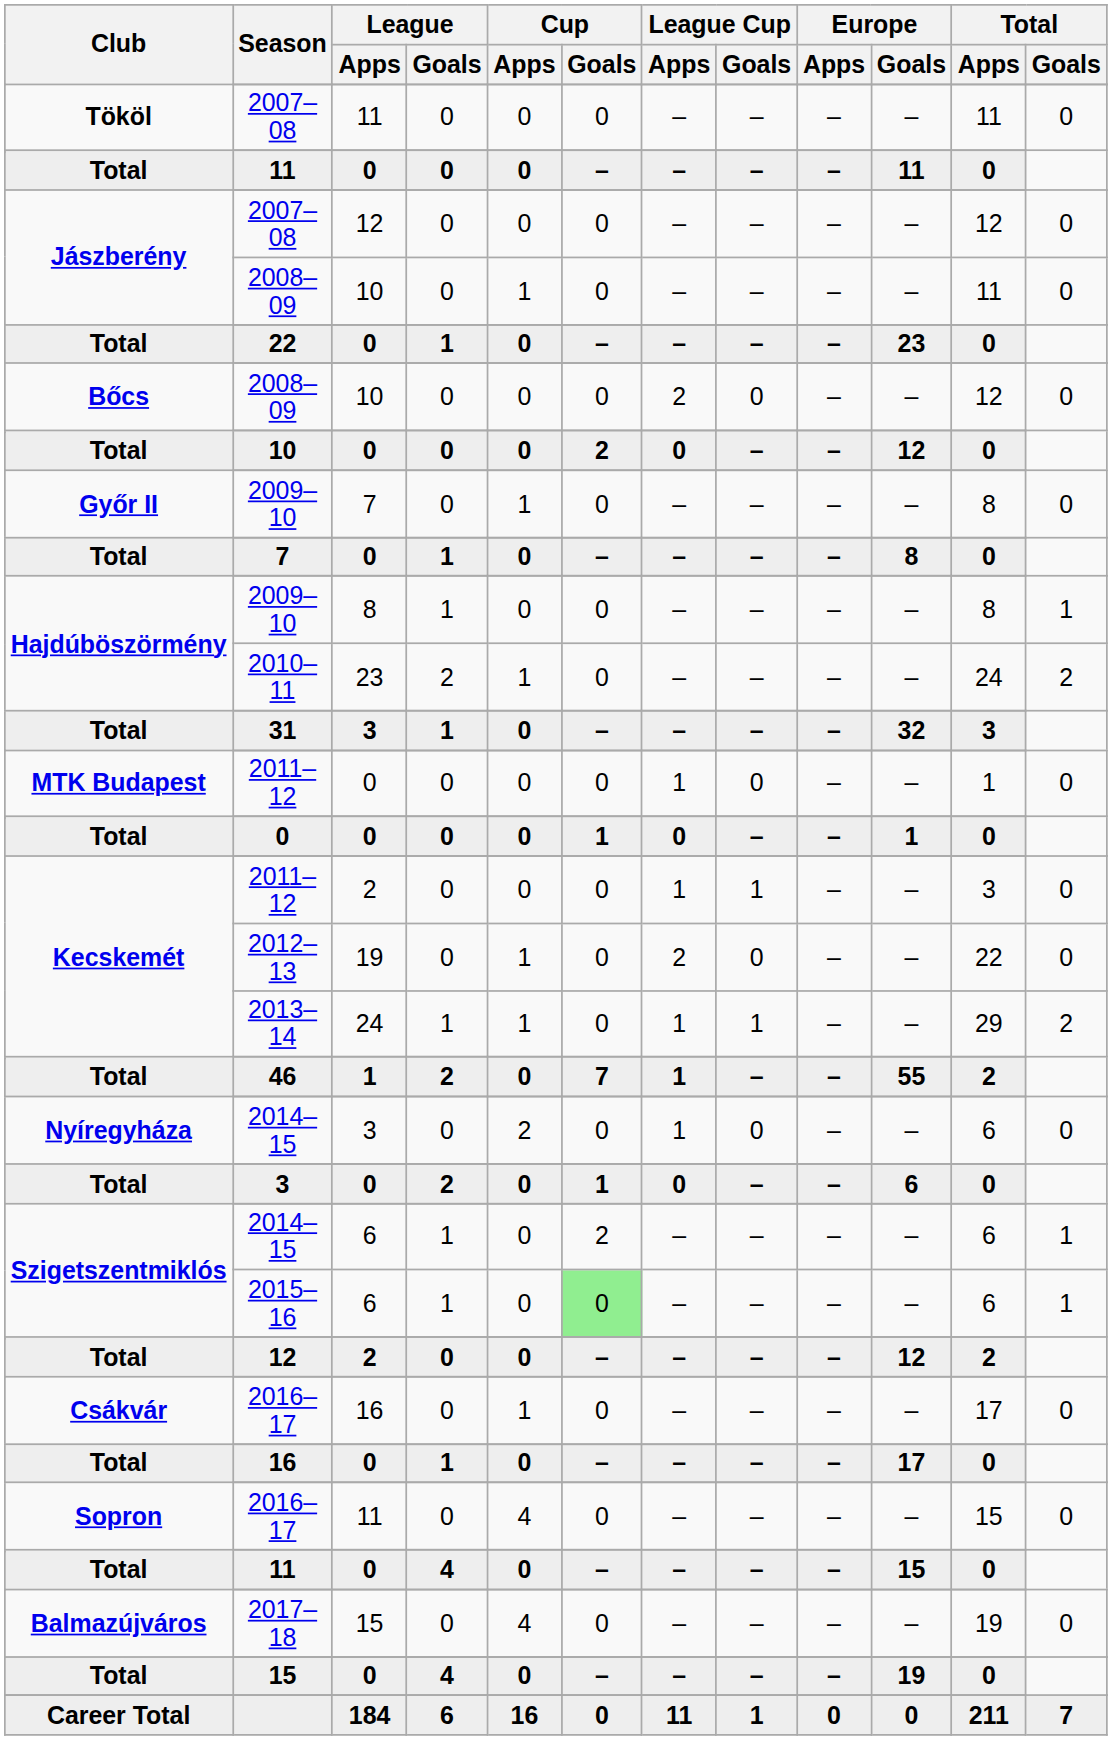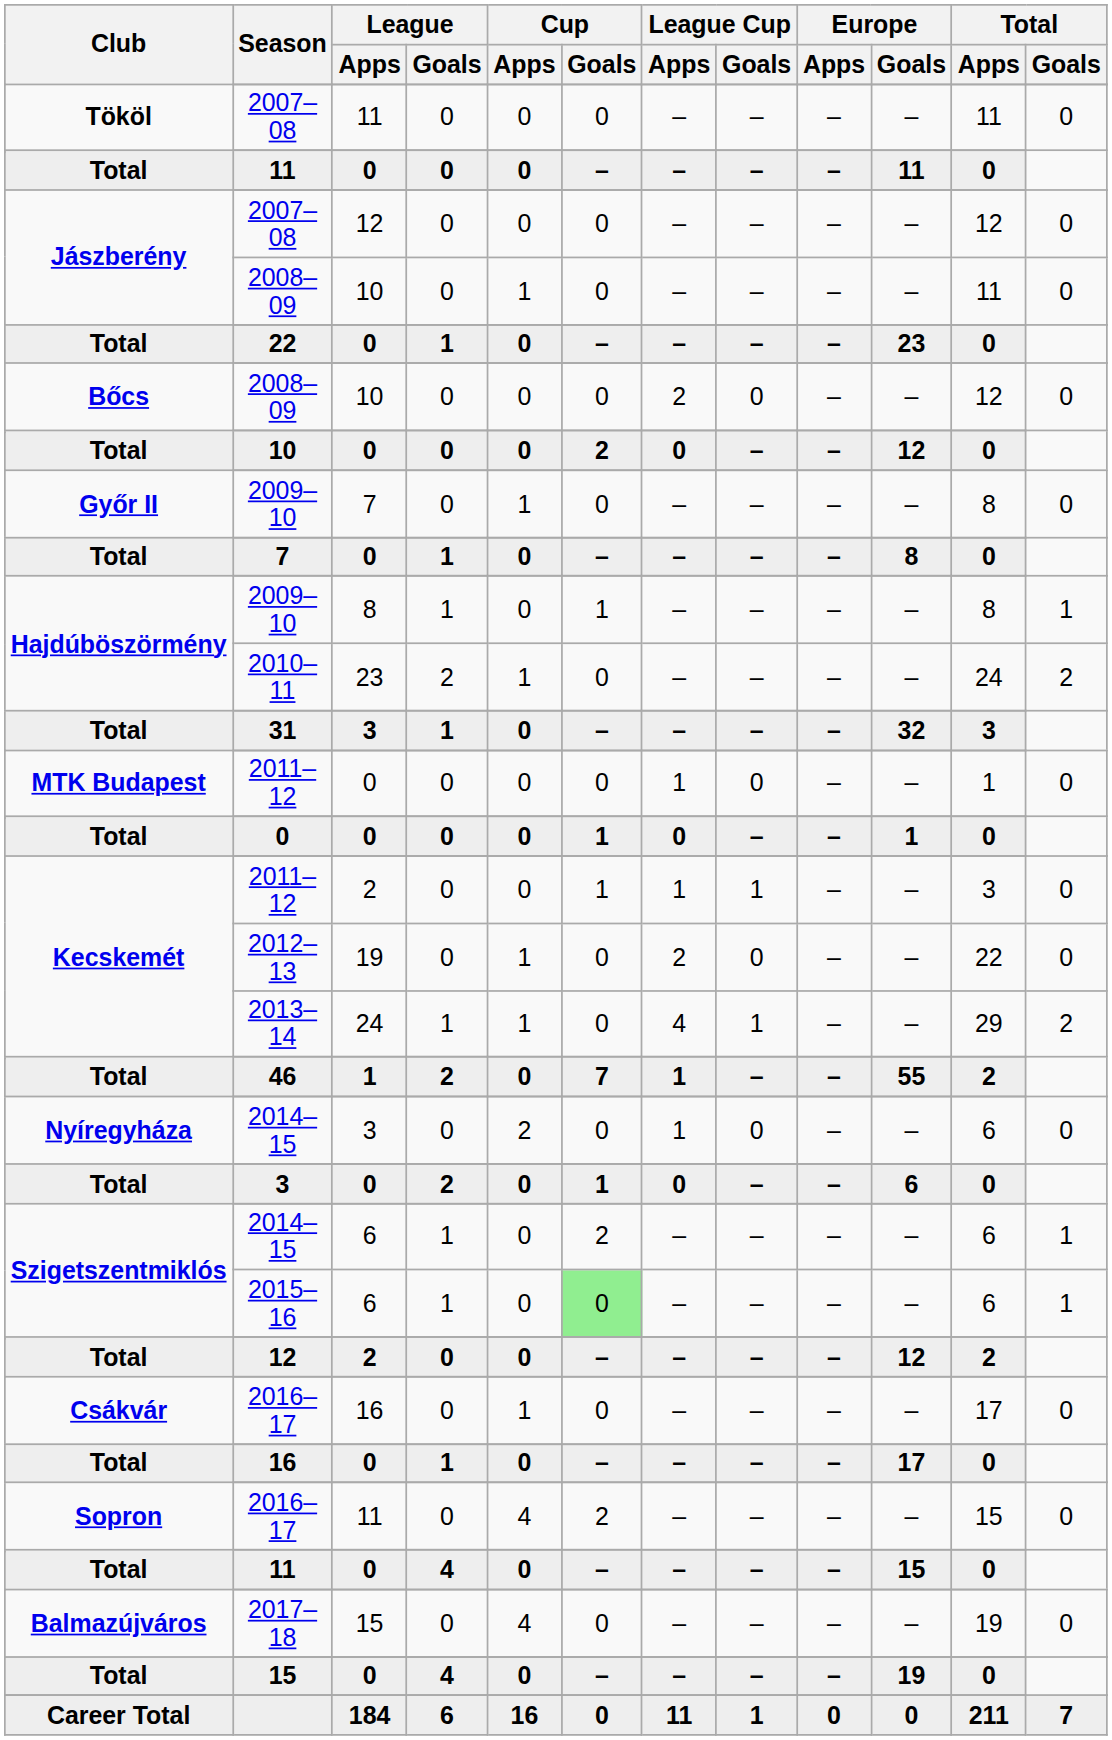(602, 610) 0 -> (602, 610) 1
(602, 890) 0 -> (602, 890) 1
(679, 1024) 1 -> (679, 1024) 4
(602, 1517) 0 -> (602, 1517) 2
